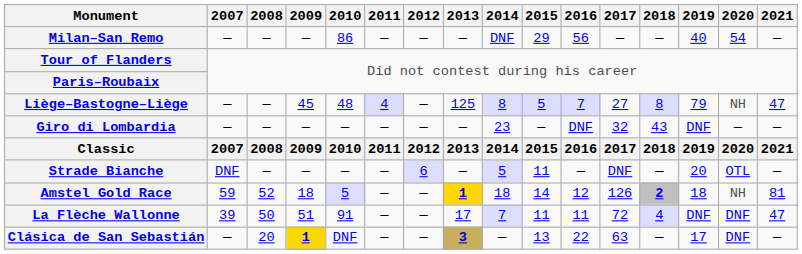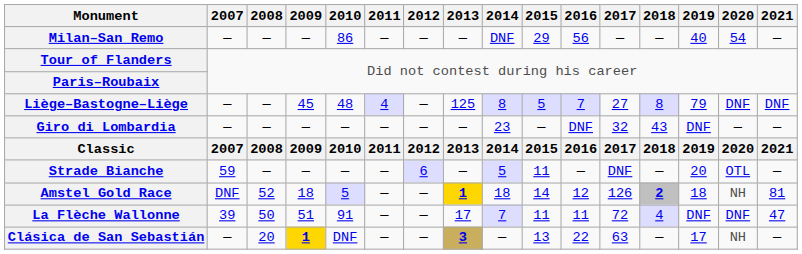(738, 105) NH -> (738, 105) DNF
(777, 105) 47 -> (777, 105) DNF
(227, 171) DNF -> (227, 171) 59
(227, 194) 59 -> (227, 194) DNF
(738, 238) DNF -> (738, 238) NH
